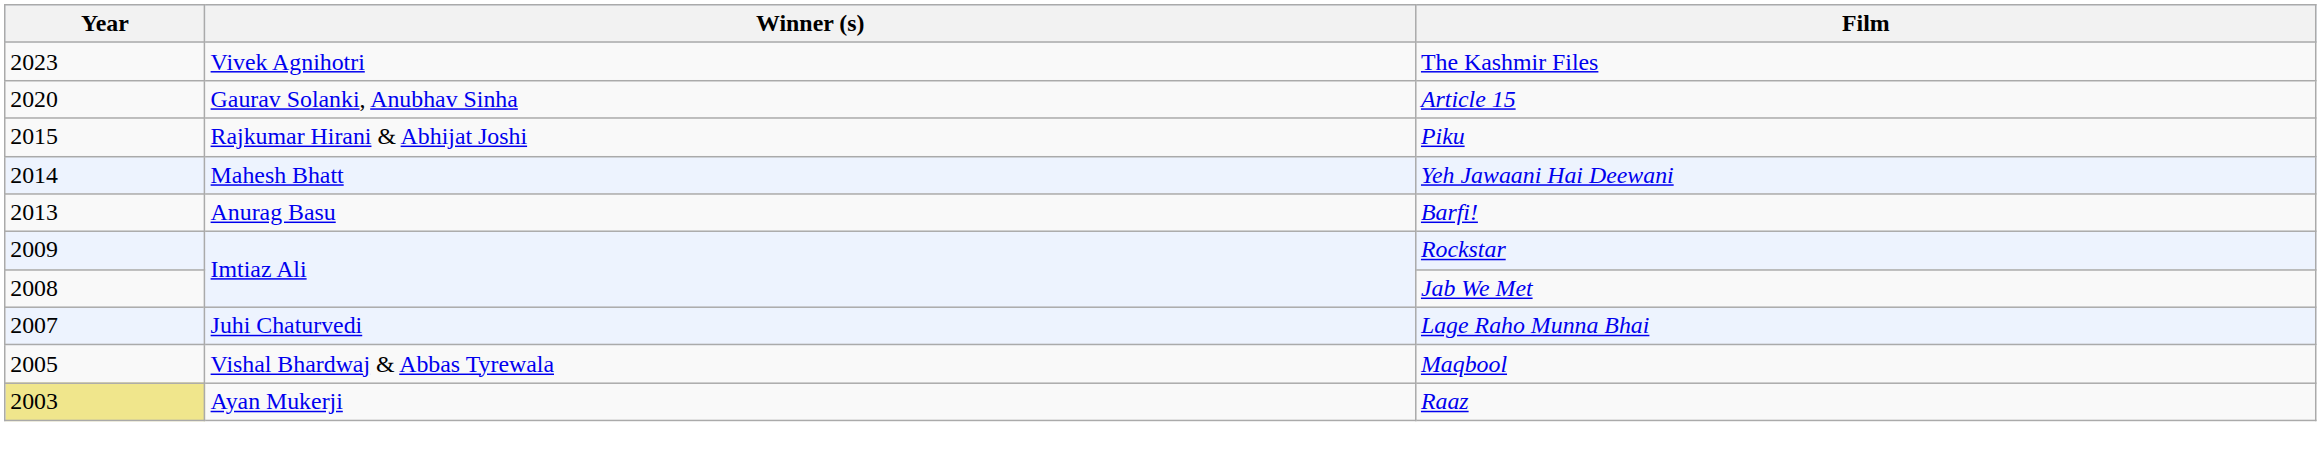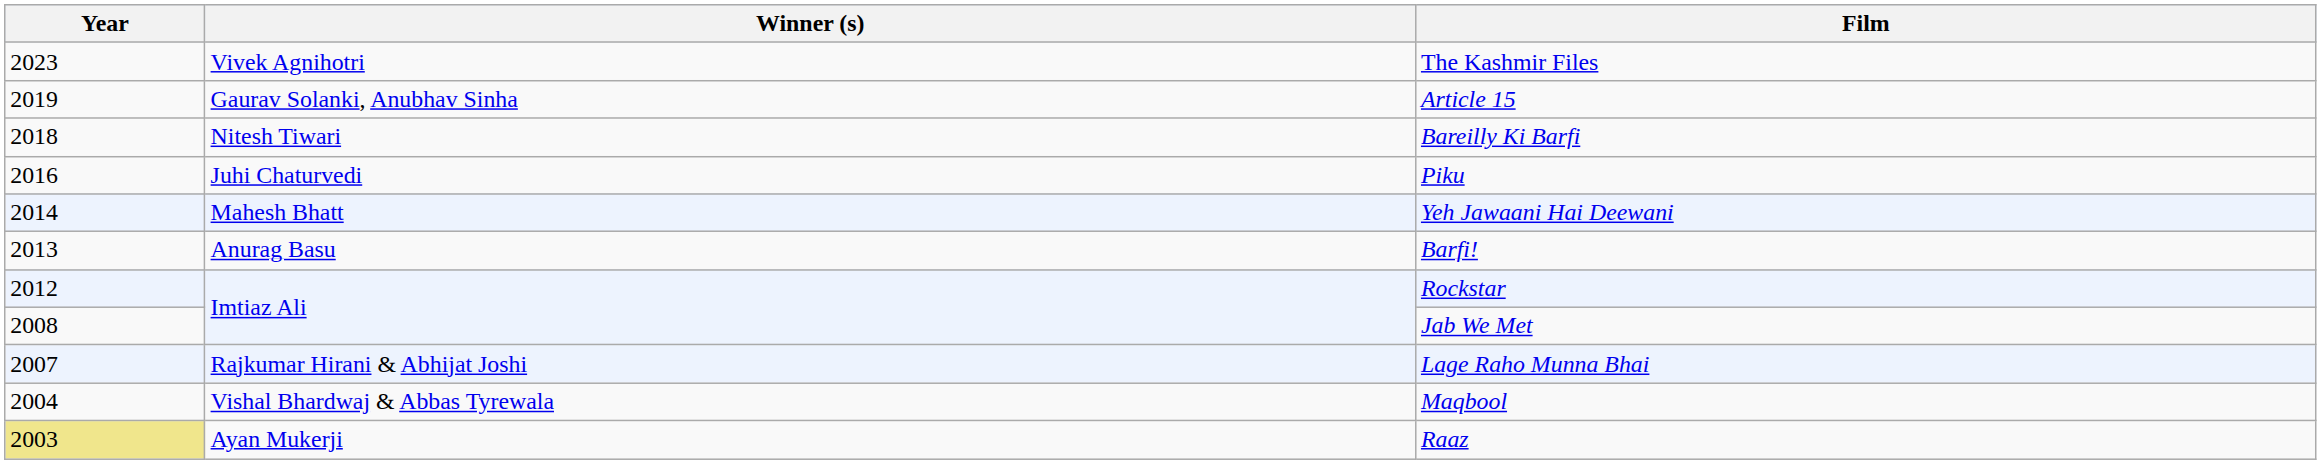(34, 99) 2020 -> (34, 99) 2019
+ row: (1501, 136)
(34, 136) 2015 -> (34, 174) 2016
(369, 136) Rajkumar Hirani & Abhijat Joshi -> (286, 174) Juhi Chaturvedi
(34, 250) 2009 -> (34, 288) 2012
(286, 325) Juhi Chaturvedi -> (369, 363) Rajkumar Hirani & Abhijat Joshi
(34, 363) 2005 -> (34, 401) 2004
